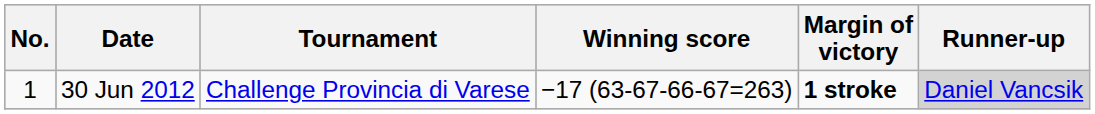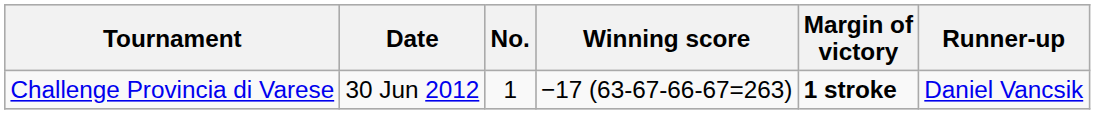columns swapped: (30, 38) <-> (368, 38)
(1004, 90) lightgrey background -> (1004, 90) no background
